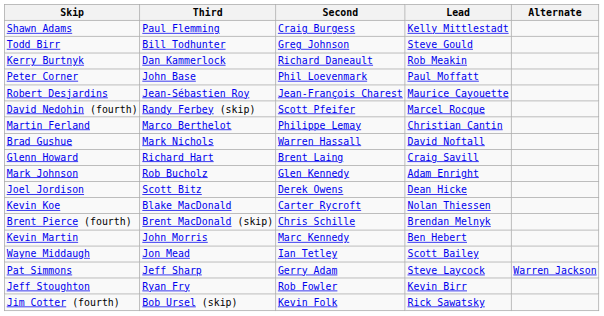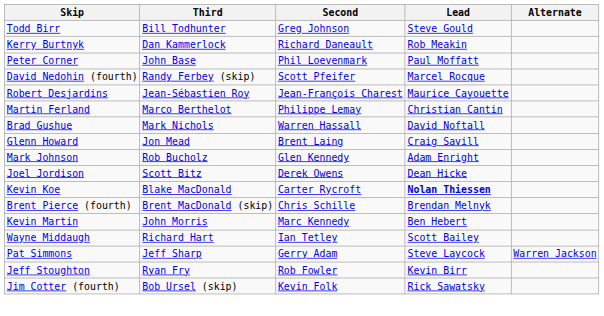- row: (39, 29)
rows swapped: (57, 93) <-> (72, 109)
(178, 157) Richard Hart -> (166, 141) Jon Mead
(449, 206) normal -> (449, 190) bold
(166, 254) Jon Mead -> (178, 238) Richard Hart
